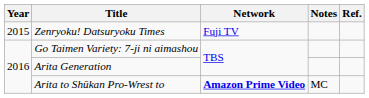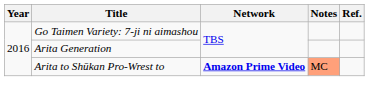- row: (100, 31)
(319, 84) no background -> (319, 66) lightsalmon background
